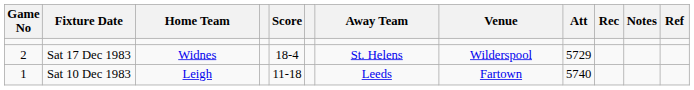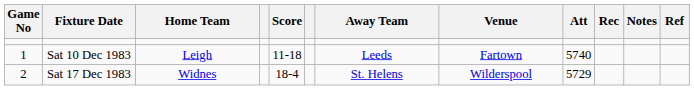rows swapped: (89, 74) <-> (89, 54)
